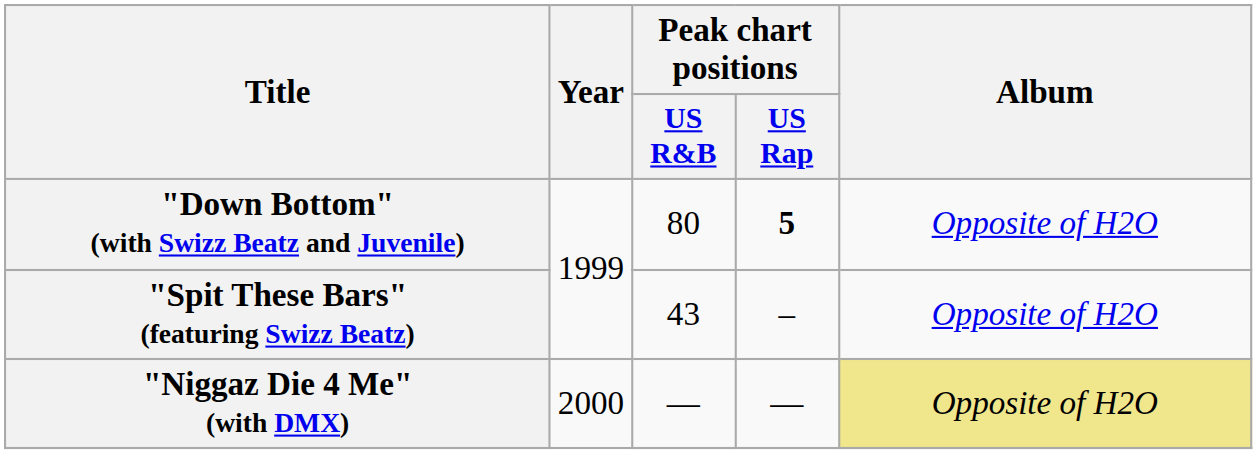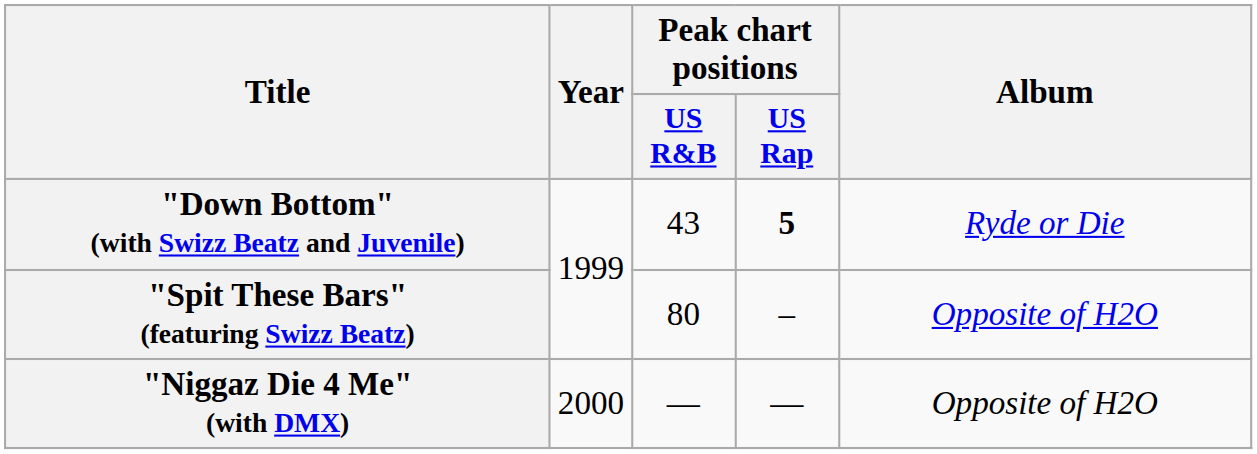(683, 223) 80 -> (683, 223) 43
(1045, 223) Opposite of H2O -> (1045, 223) Ryde or Die
(683, 313) 43 -> (683, 313) 80
(1045, 403) khaki background -> (1045, 403) no background
